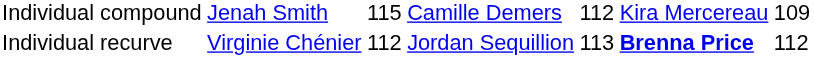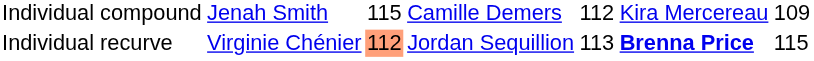(384, 43) no background -> (384, 43) lightsalmon background
(791, 43) 112 -> (791, 43) 115
